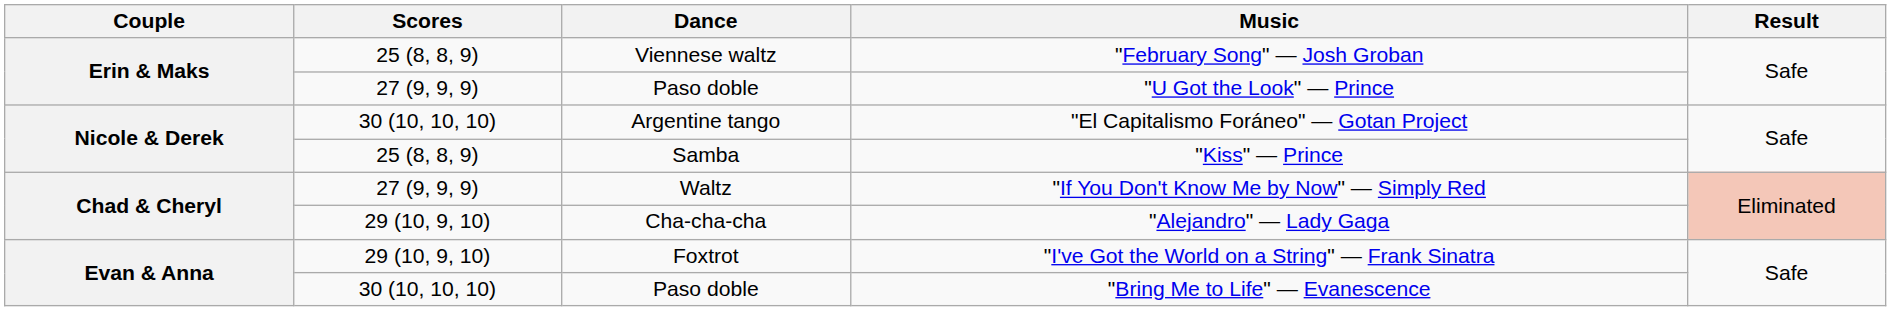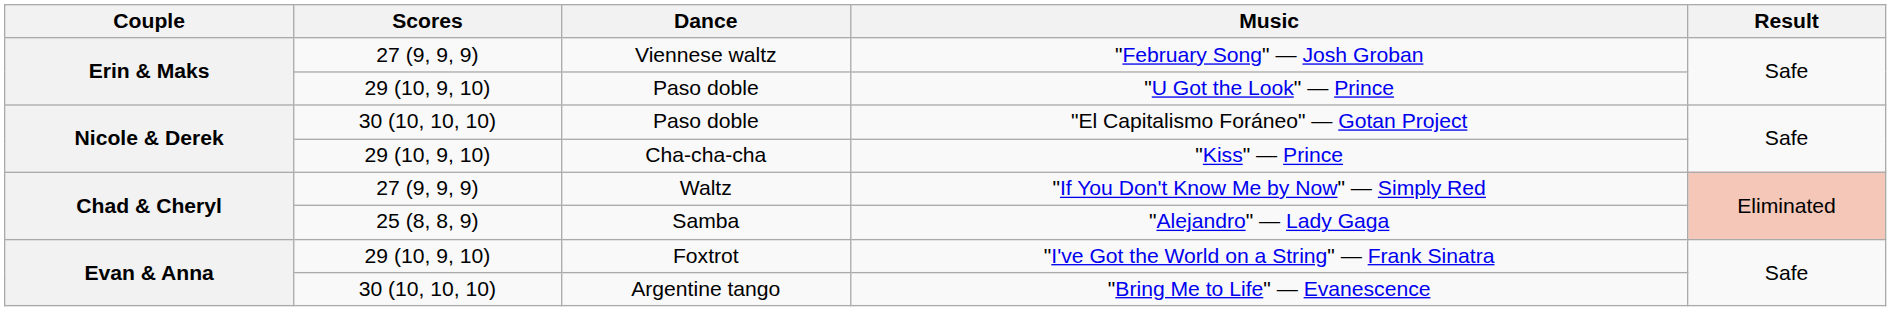(427, 54) 25 (8, 8, 9) -> (427, 54) 27 (9, 9, 9)
(427, 88) 27 (9, 9, 9) -> (427, 88) 29 (10, 9, 10)
(706, 121) Argentine tango -> (706, 121) Paso doble
(427, 155) 25 (8, 8, 9) -> (427, 155) 29 (10, 9, 10)
(706, 155) Samba -> (706, 155) Cha-cha-cha
(427, 222) 29 (10, 9, 10) -> (427, 222) 25 (8, 8, 9)
(706, 222) Cha-cha-cha -> (706, 222) Samba
(706, 289) Paso doble -> (706, 289) Argentine tango
